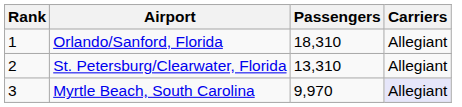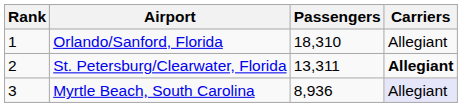(317, 66) 13,310 -> (317, 66) 13,311
(418, 66) normal -> (421, 66) bold
(313, 91) 9,970 -> (313, 91) 8,936
